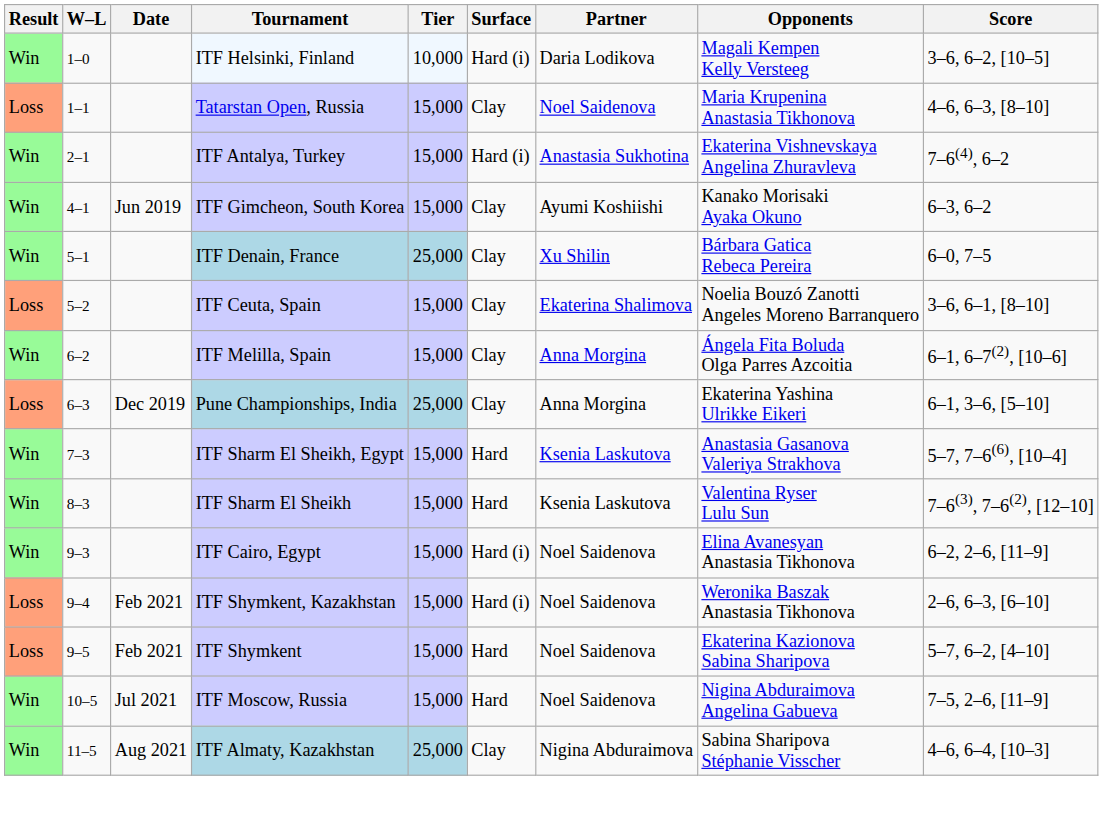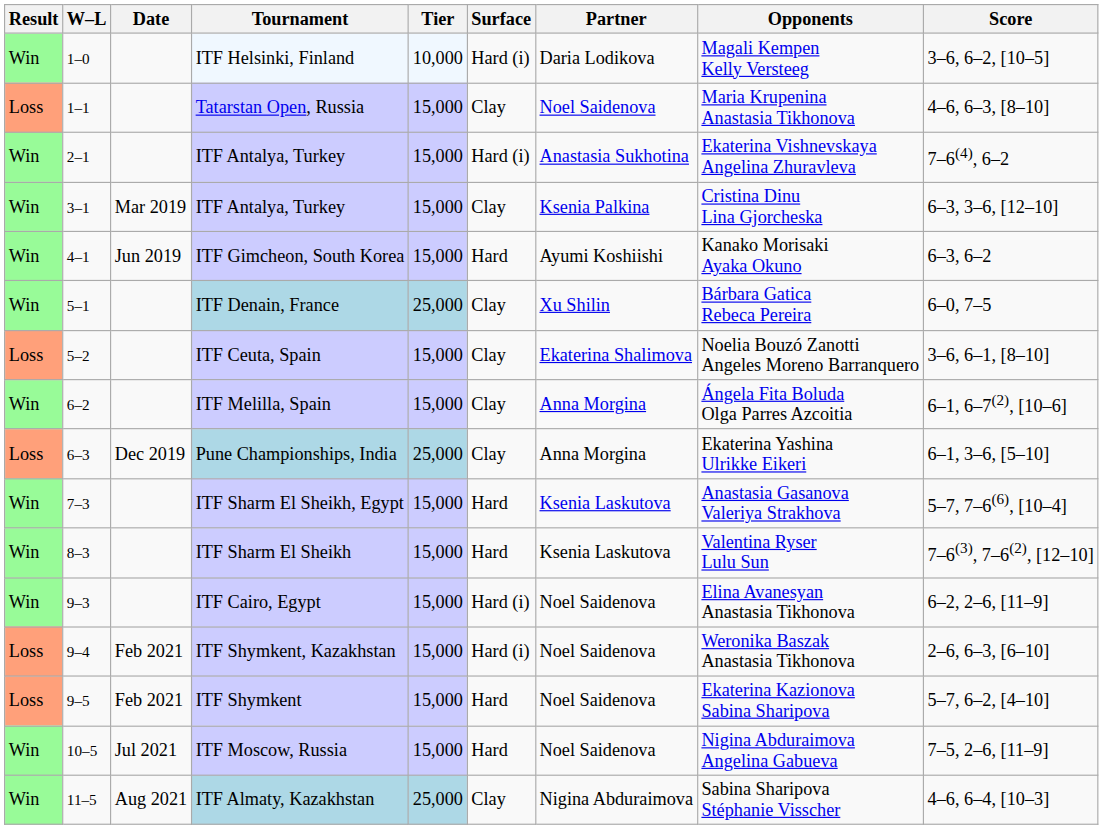+ row: (78, 207)
(489, 206) Clay -> (490, 255) Hard
